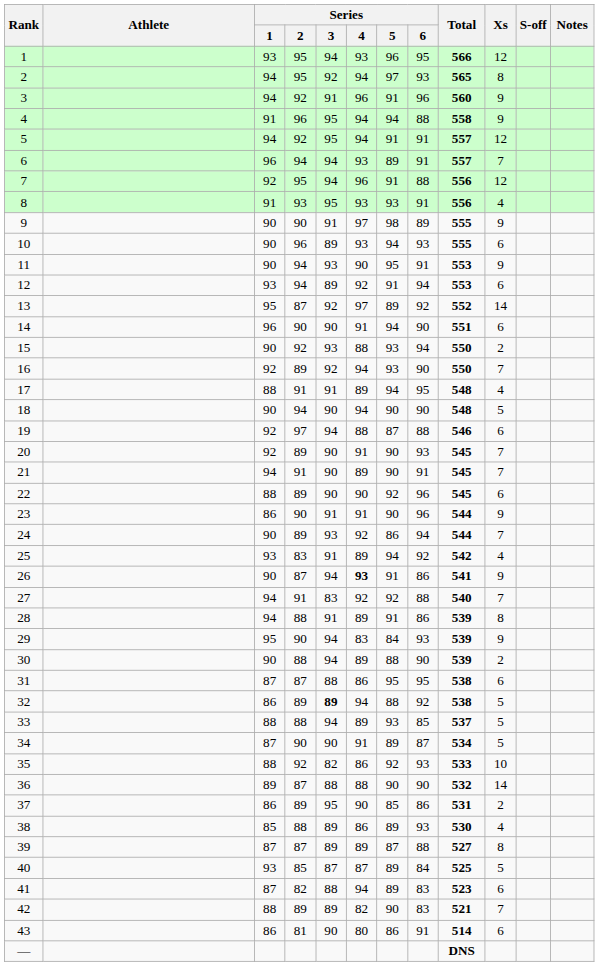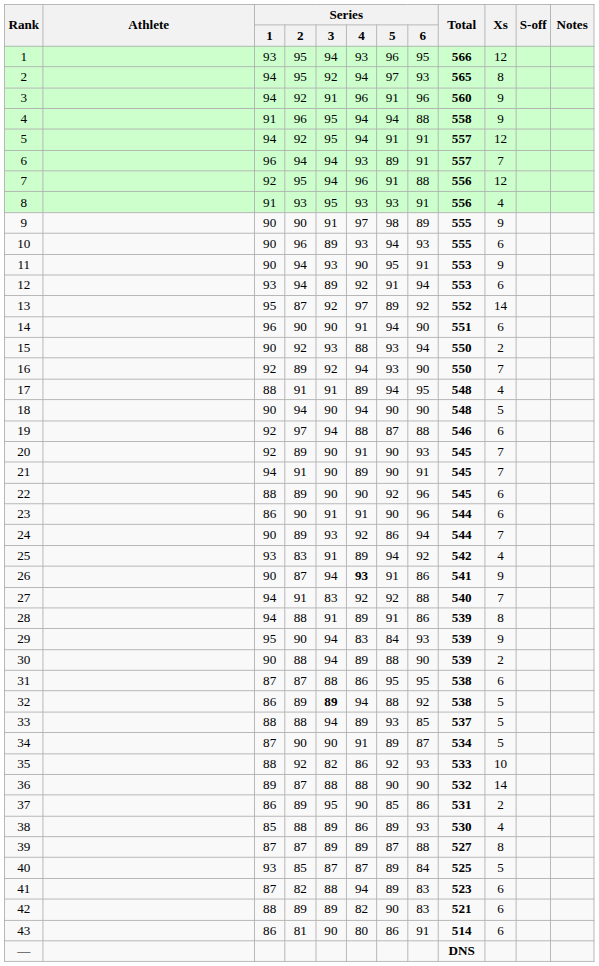(501, 514) 9 -> (501, 514) 6
(501, 909) 7 -> (501, 909) 6
